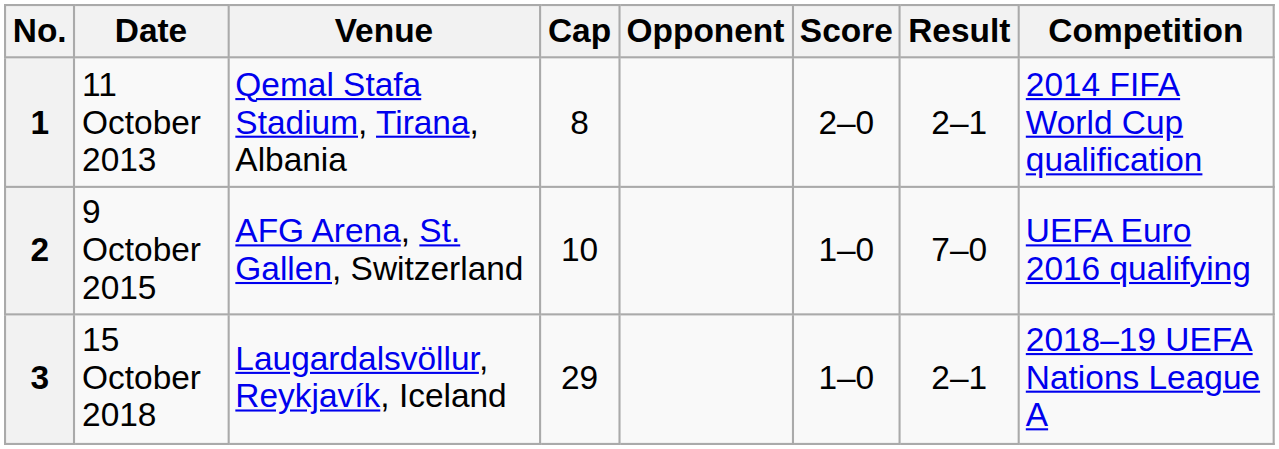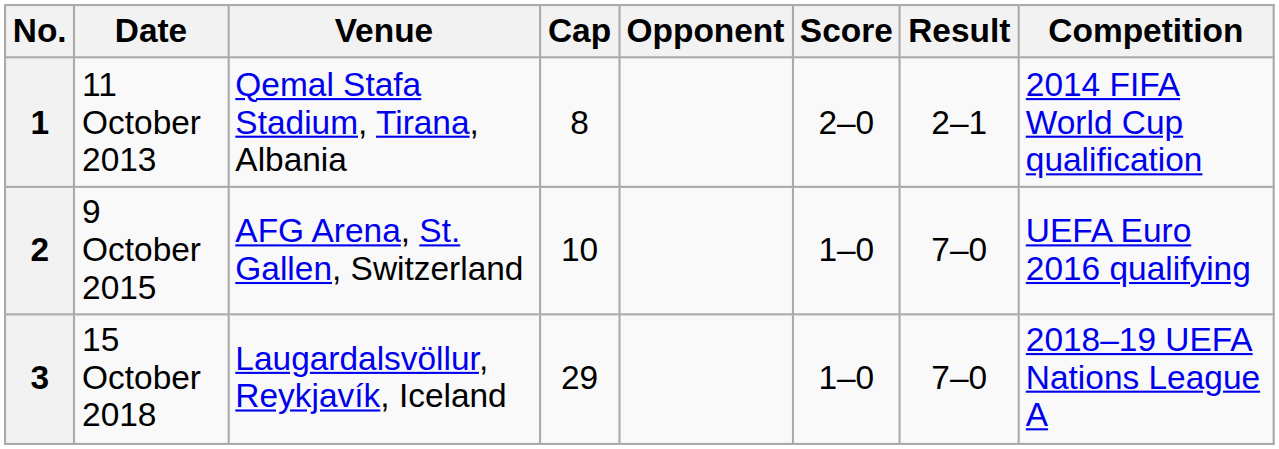(959, 378) 2–1 -> (959, 378) 7–0
